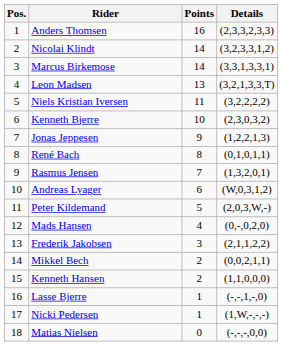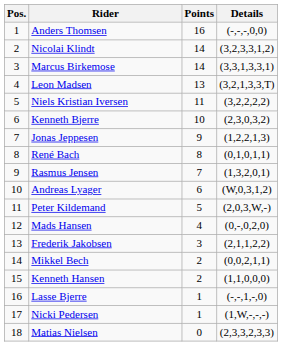(247, 30) (2,3,3,2,3,3) -> (247, 30) (-,-,-,0,0)
(247, 332) (-,-,-,0,0) -> (247, 332) (2,3,3,2,3,3)
